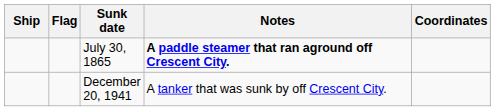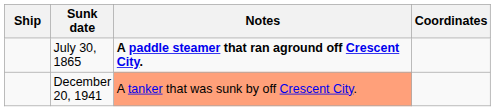- column: (65, 21)
(267, 89) no background -> (237, 89) lightsalmon background
